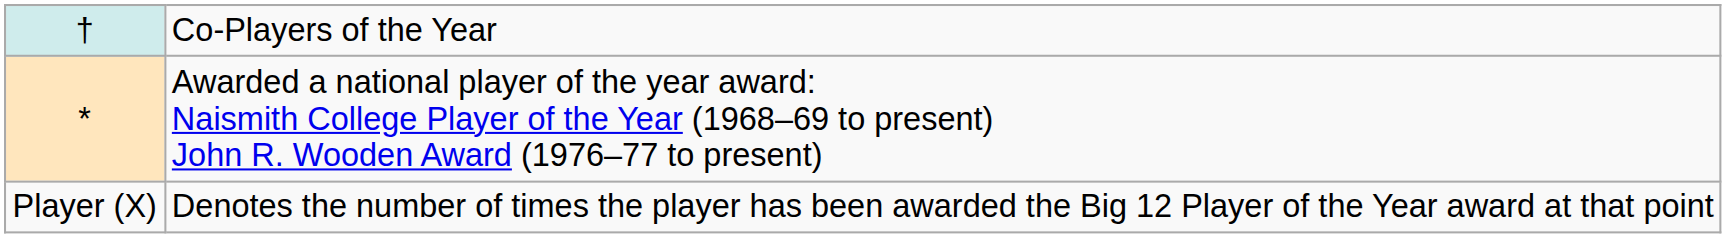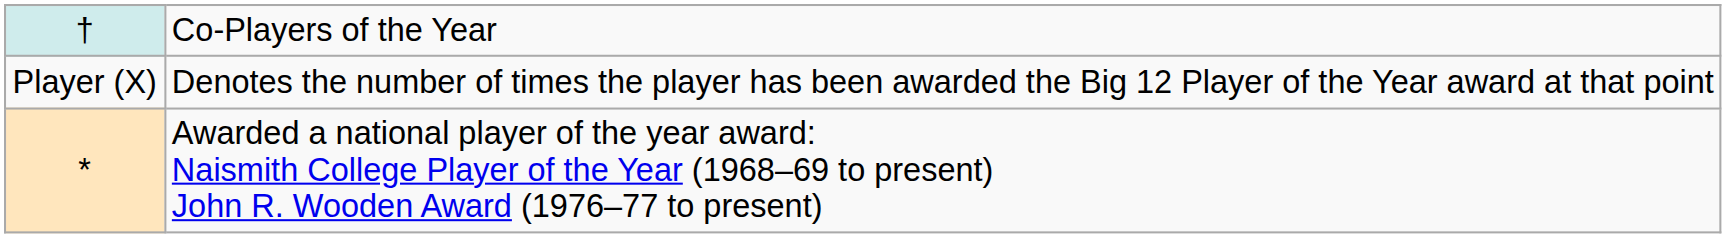rows swapped: (85, 118) <-> (85, 206)
